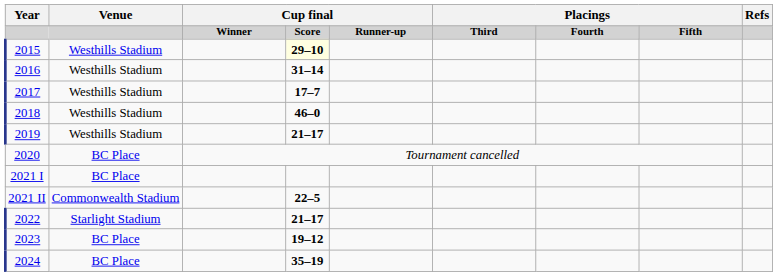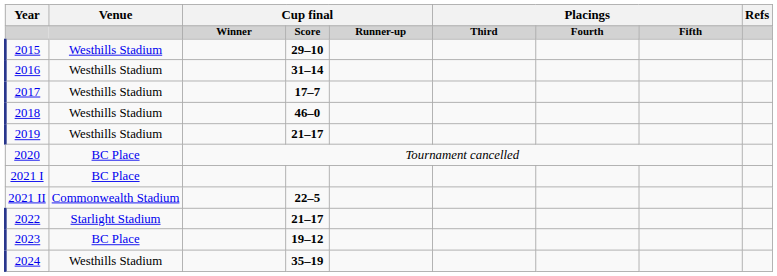(307, 49) lightyellow background -> (307, 49) no background
(116, 261) BC Place -> (116, 261) Westhills Stadium
